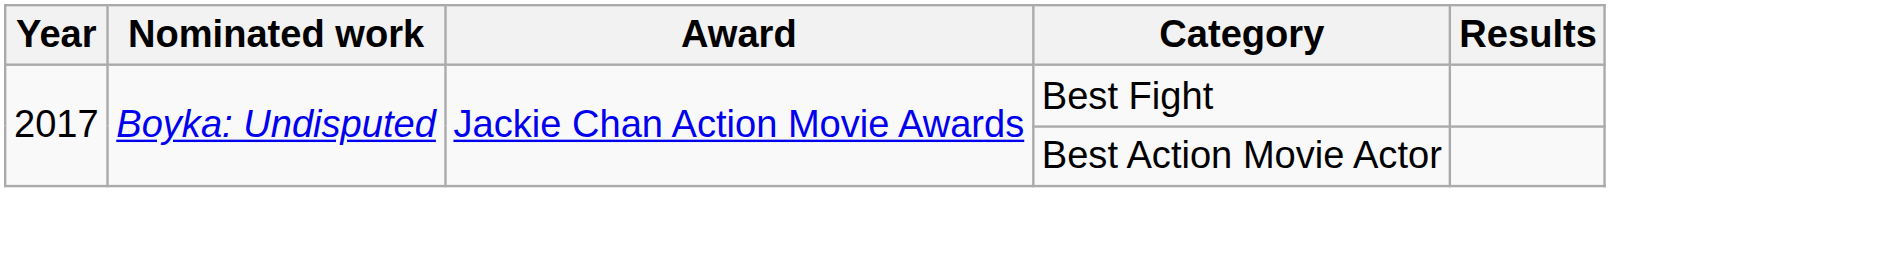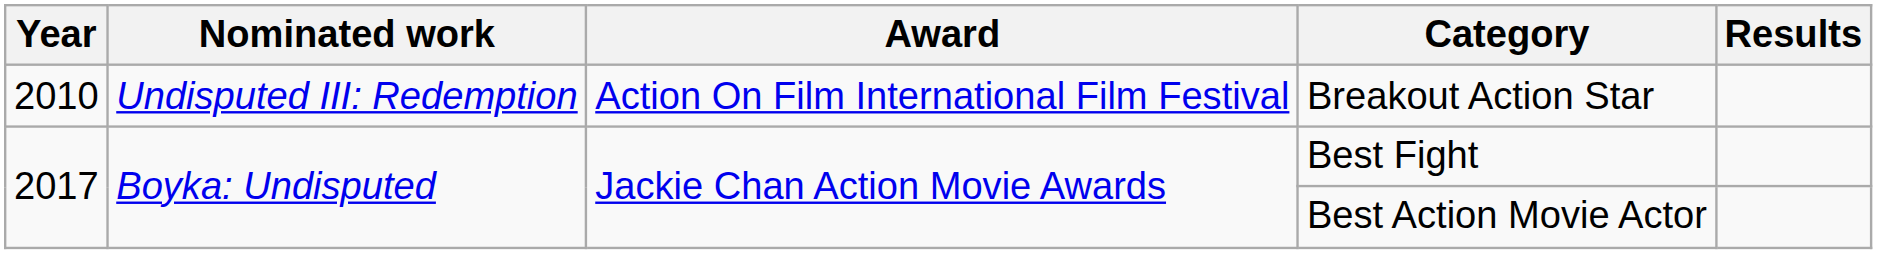+ row: (1481, 95)
